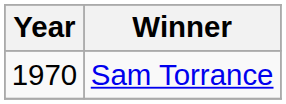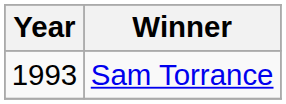(44, 74) 1970 -> (44, 74) 1993
